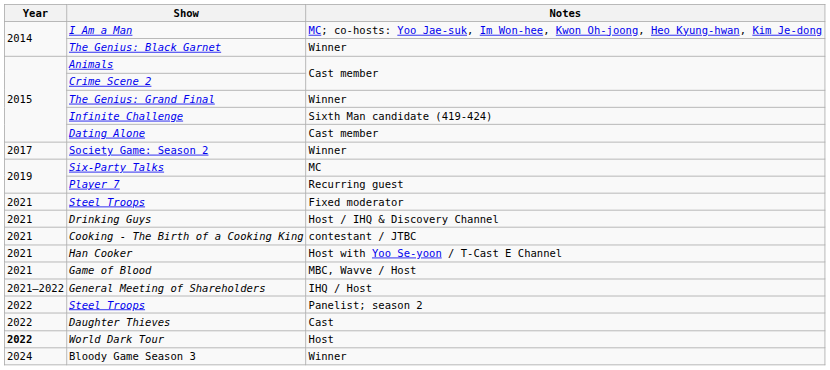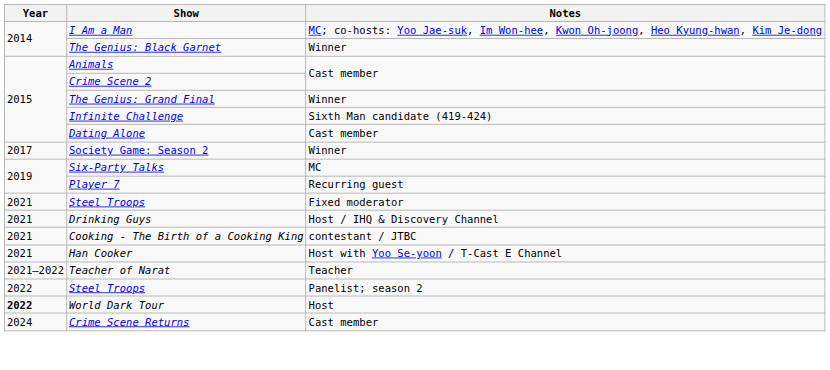- row: (110, 270)
- row: (167, 288)
+ row: (120, 270)
- row: (120, 322)
+ row: (129, 322)
- row: (132, 356)
